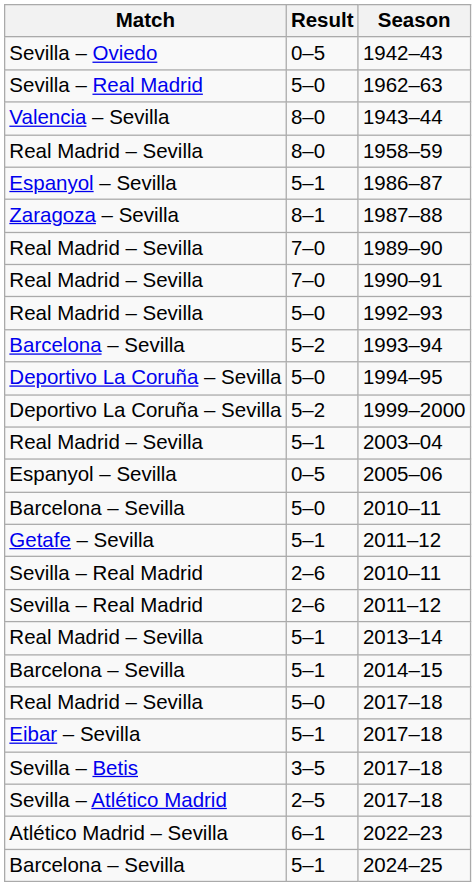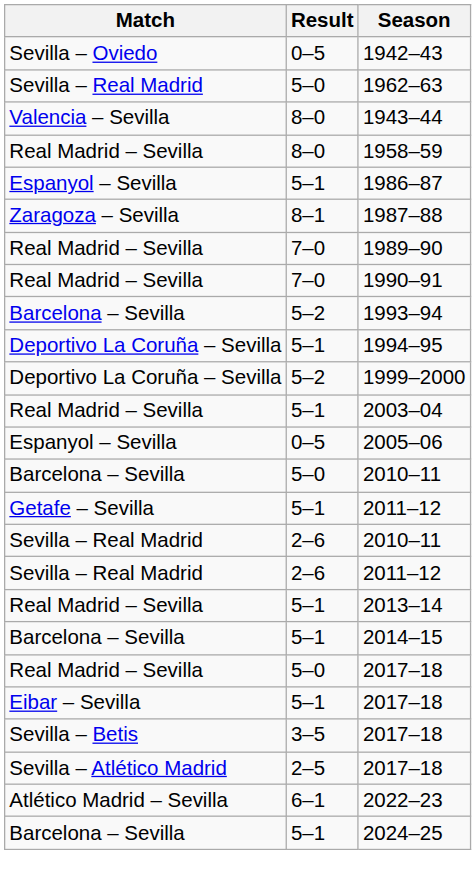- row: (106, 313)
(308, 378) 5–0 -> (308, 345) 5–1
